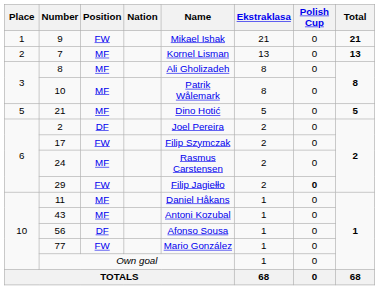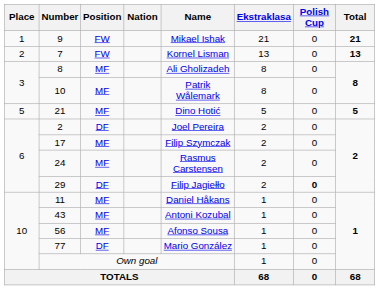(102, 54) MF -> (102, 54) FW
(102, 142) FW -> (102, 142) MF
(102, 184) FW -> (102, 184) DF
(102, 230) DF -> (102, 230) MF
(102, 246) FW -> (102, 246) DF
